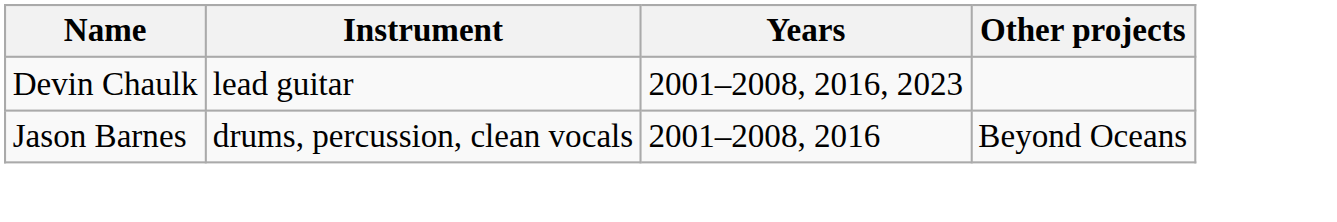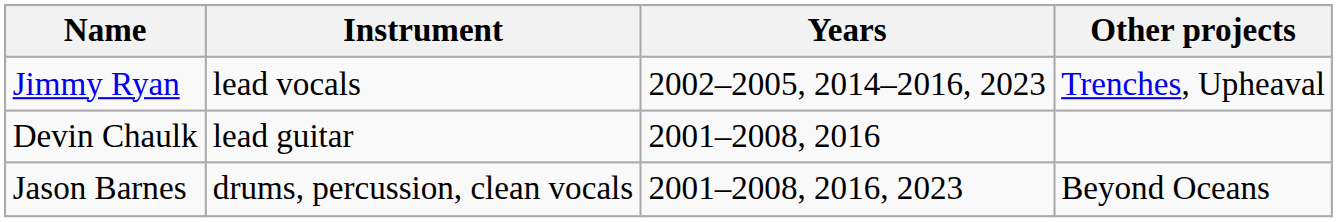+ row: (96, 83)
(806, 83) 2001–2008, 2016, 2023 -> (764, 135) 2001–2008, 2016
(764, 135) 2001–2008, 2016 -> (806, 188) 2001–2008, 2016, 2023
